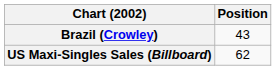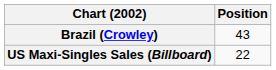(243, 55) 62 -> (243, 55) 22
